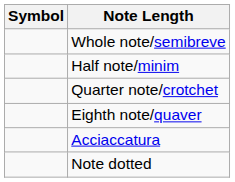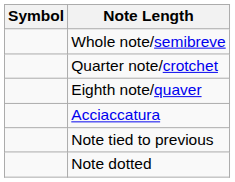- row: (125, 66)
+ row: (142, 139)
